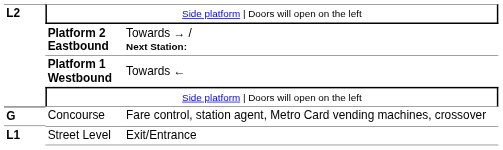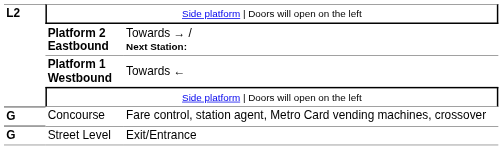(13, 135) L1 -> (11, 135) G
